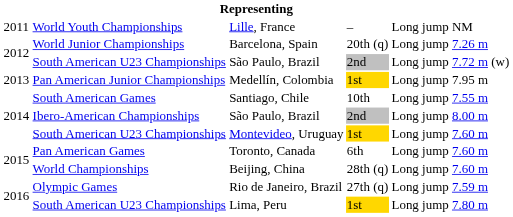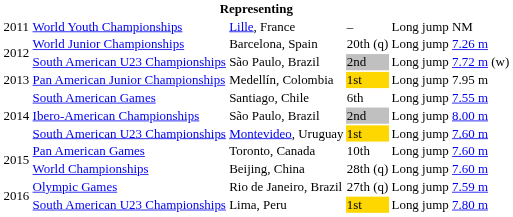(358, 97) 10th -> (355, 97) 6th
(355, 151) 6th -> (358, 151) 10th
